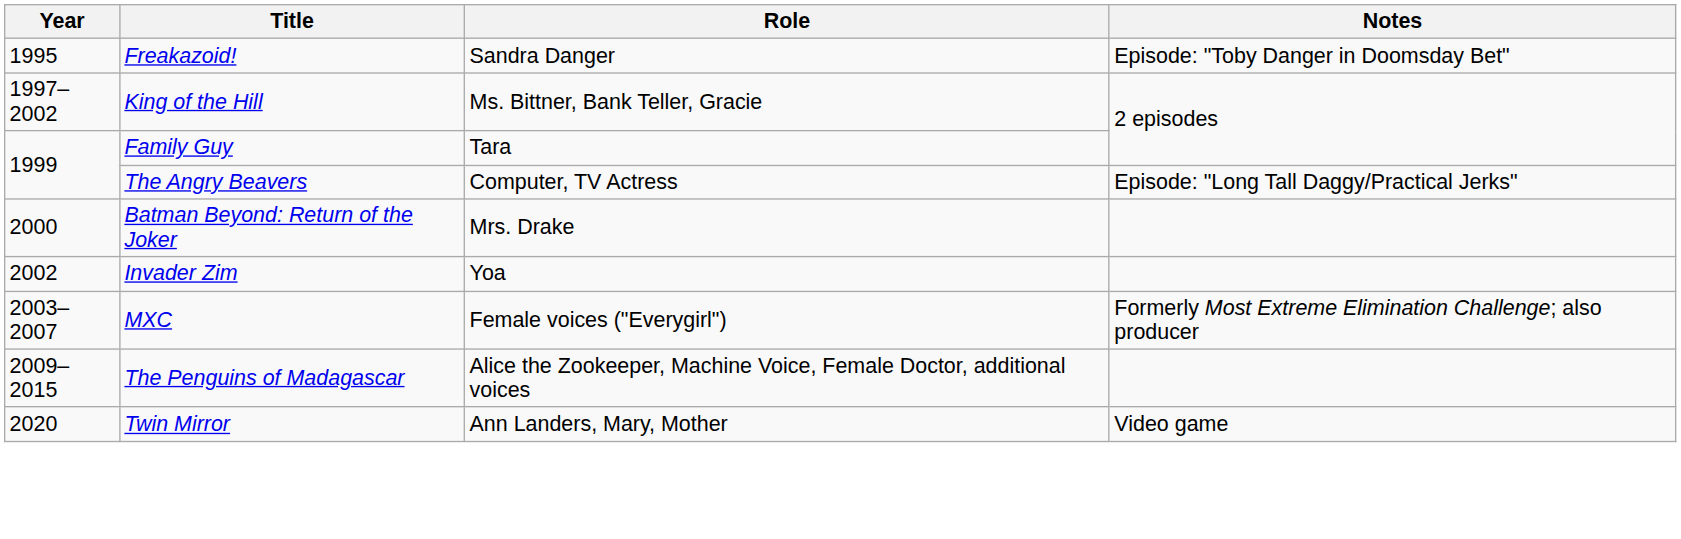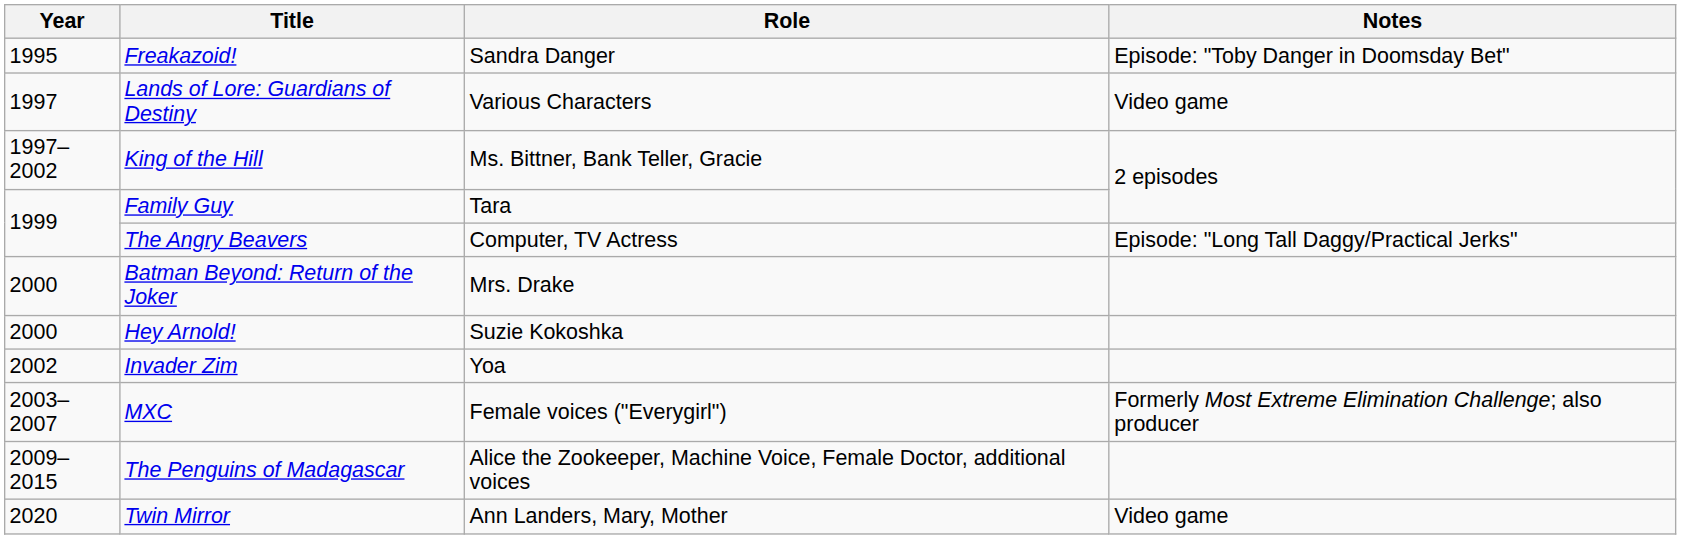+ row: (257, 101)
+ row: (180, 331)
